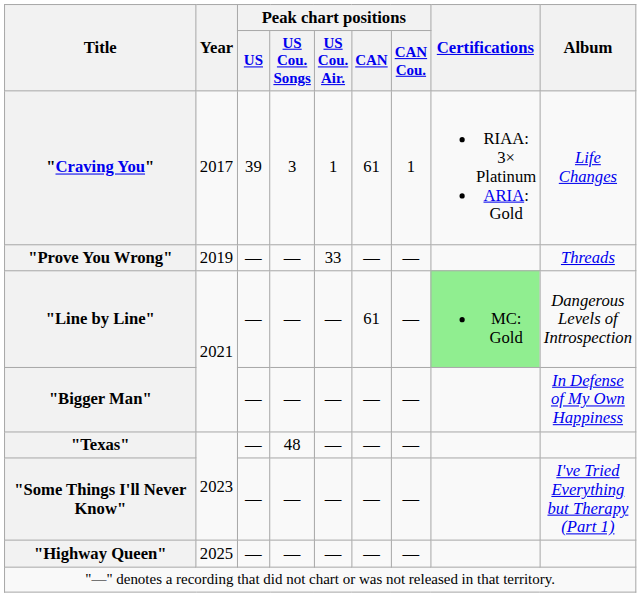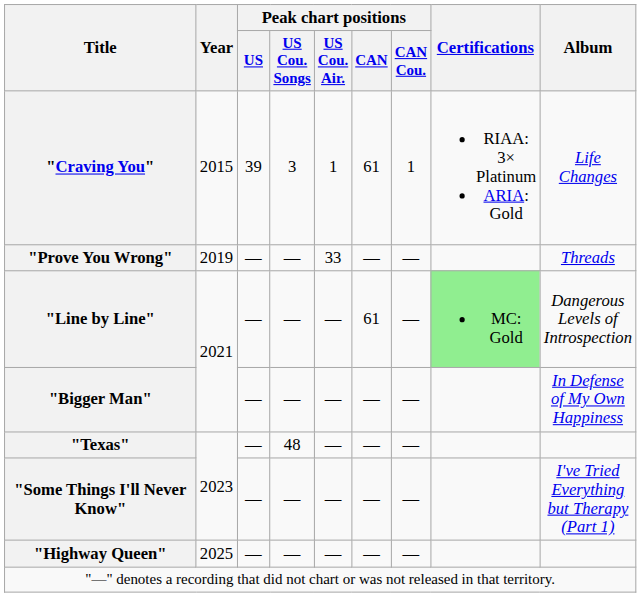(216, 167) 2017 -> (216, 167) 2015
